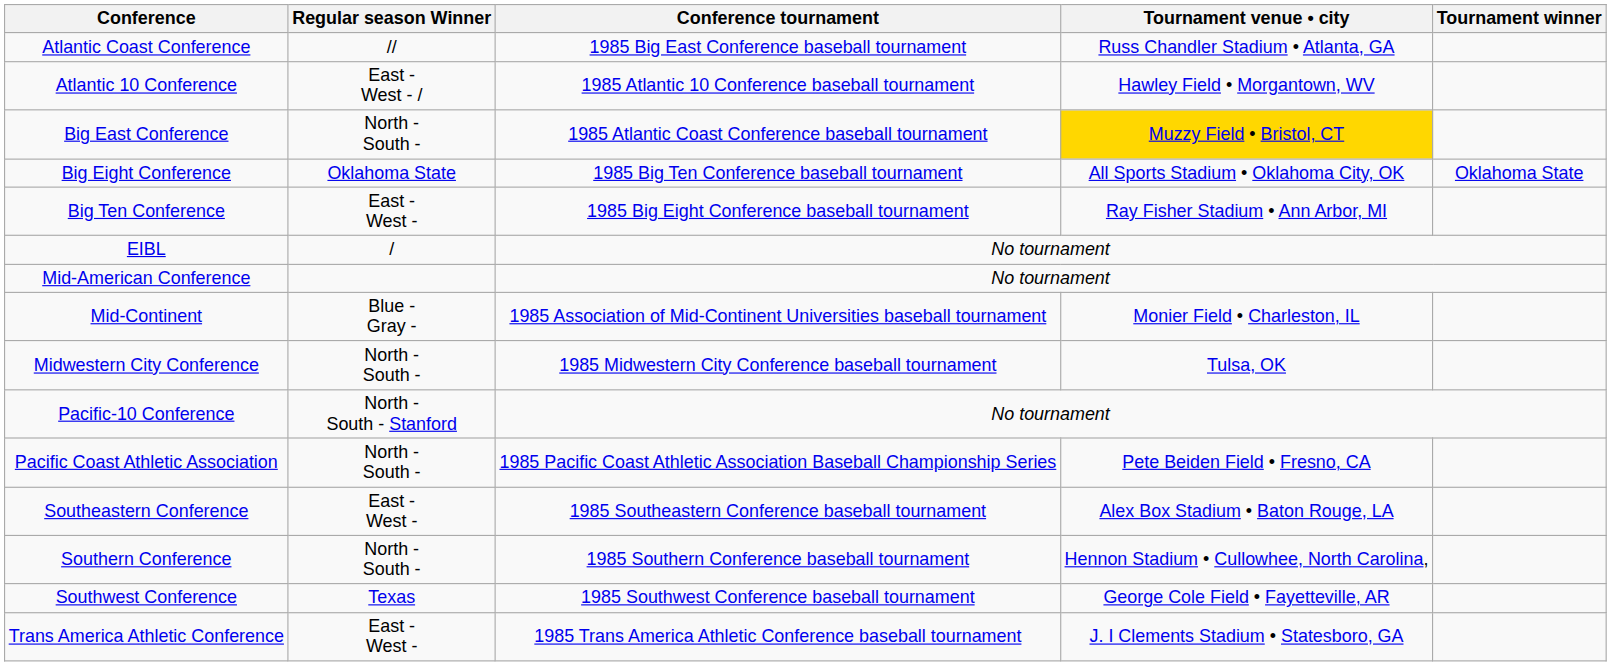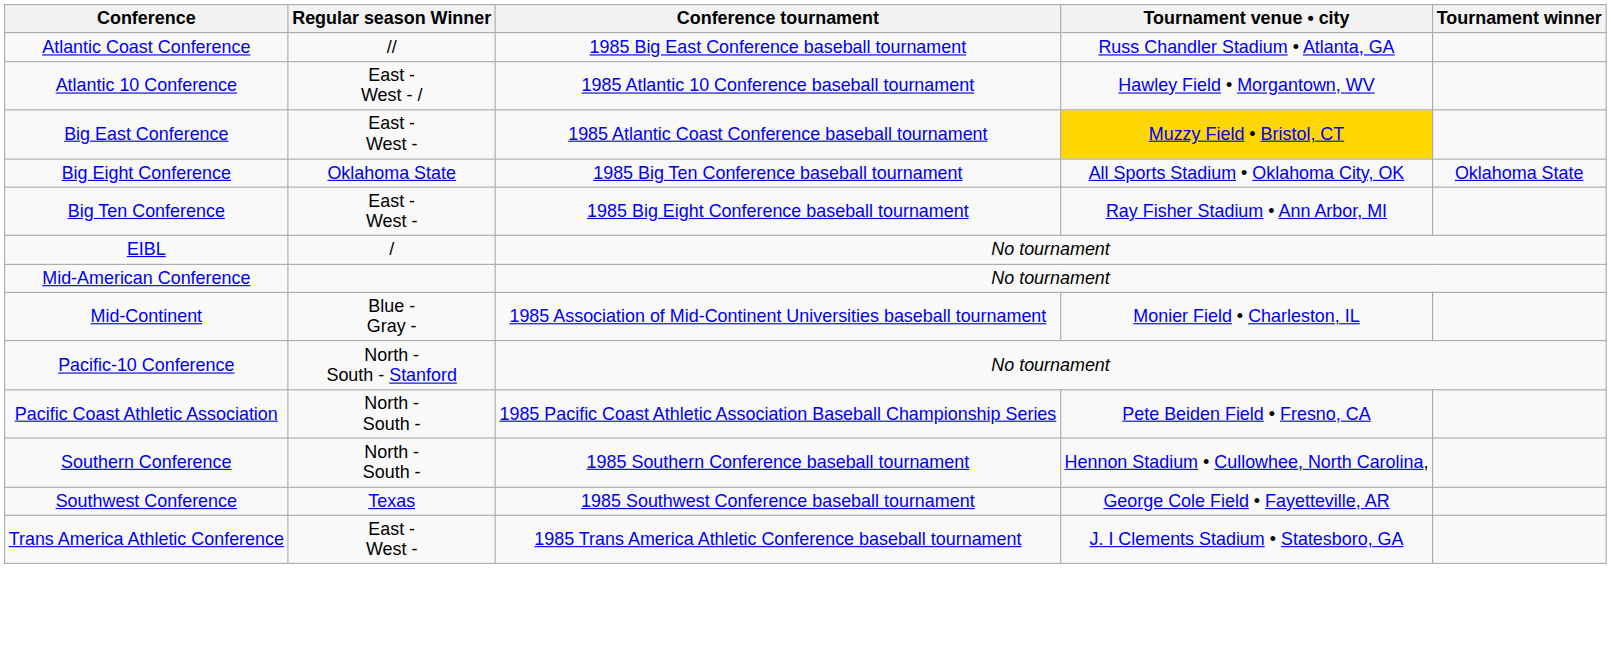(392, 134) North - South - -> (392, 134) East - West -
- row: (146, 365)
- row: (146, 510)
